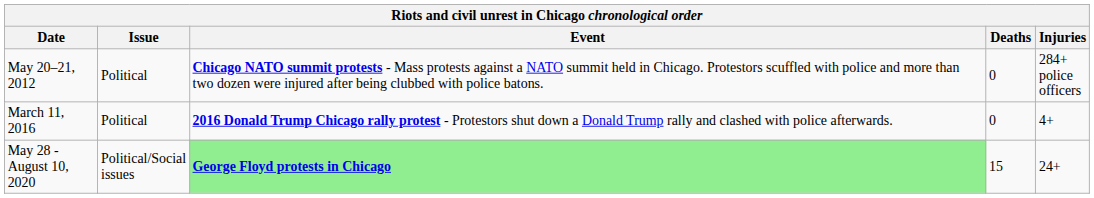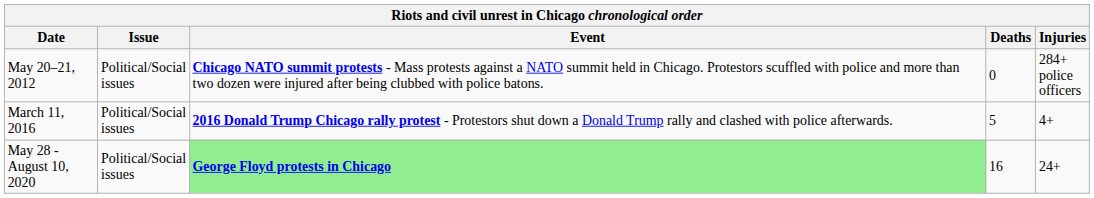(124, 75) Political -> (144, 75) Political/Social issues
(124, 120) Political -> (144, 120) Political/Social issues
(992, 120) 0 -> (992, 120) 5
(996, 166) 15 -> (996, 166) 16
